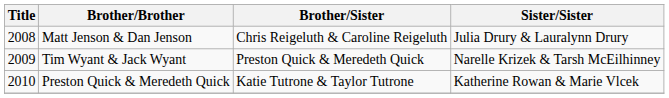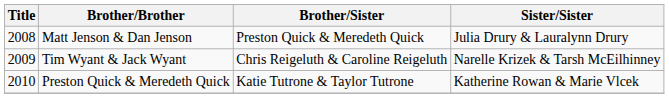(342, 37) Chris Reigeluth & Caroline Reigeluth -> (330, 37) Preston Quick & Meredeth Quick
(330, 59) Preston Quick & Meredeth Quick -> (342, 59) Chris Reigeluth & Caroline Reigeluth
